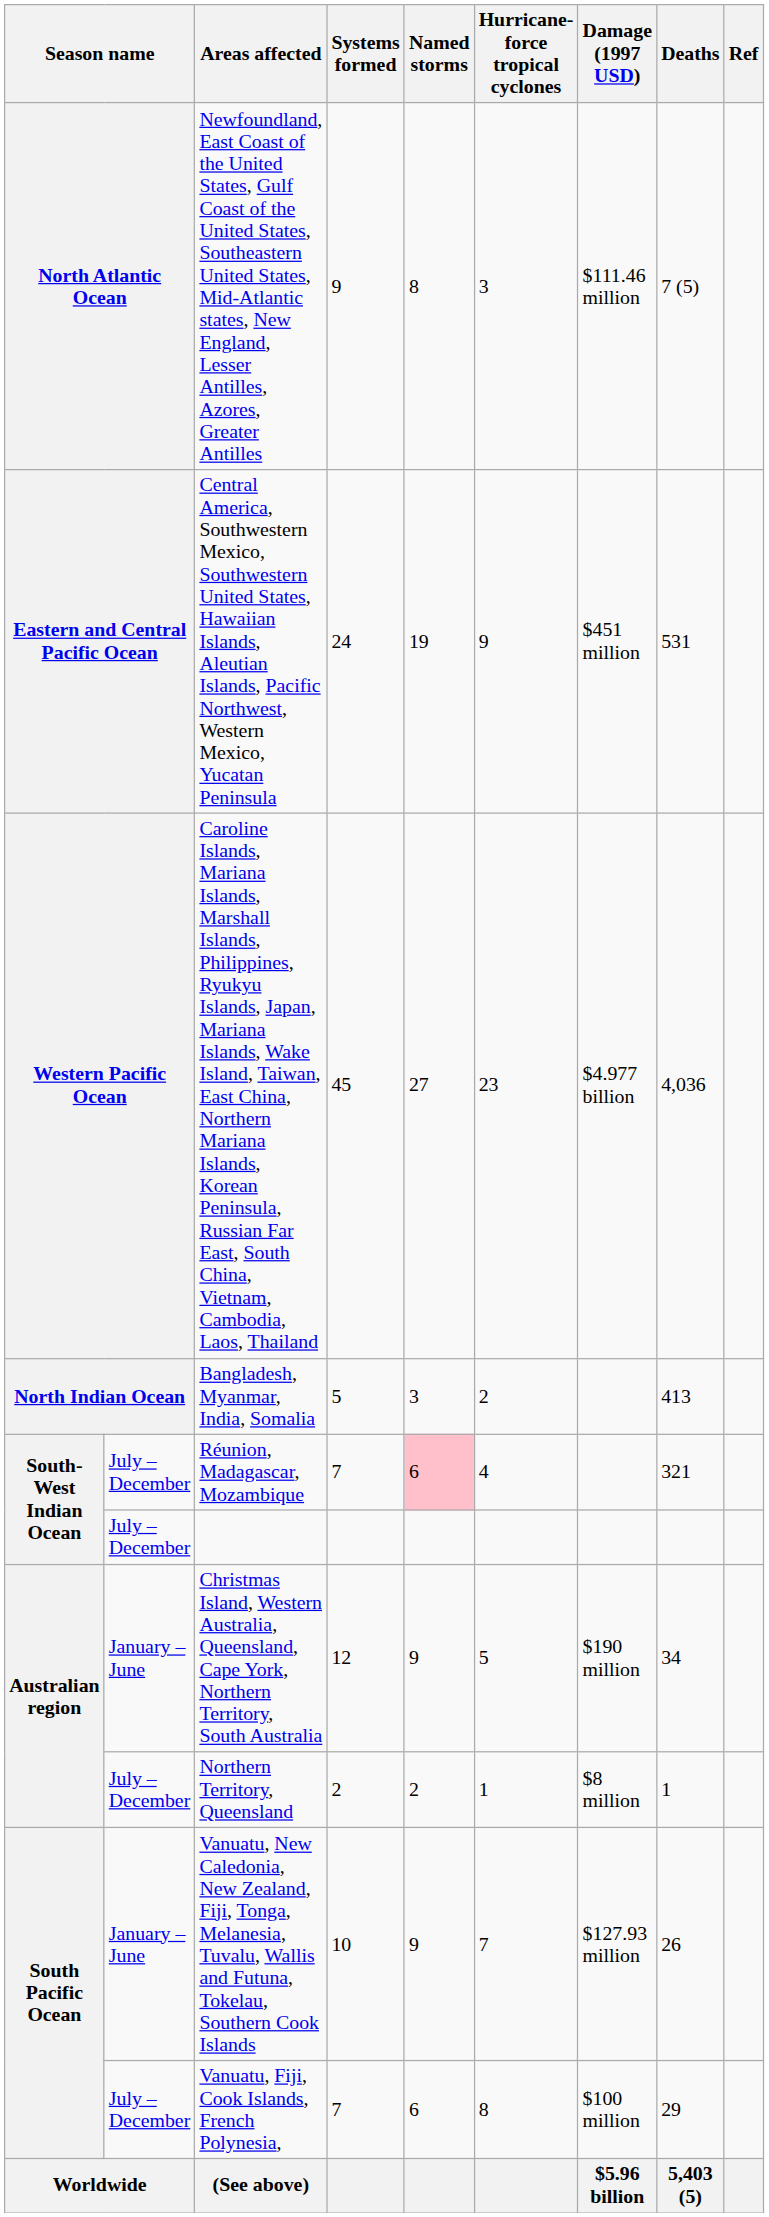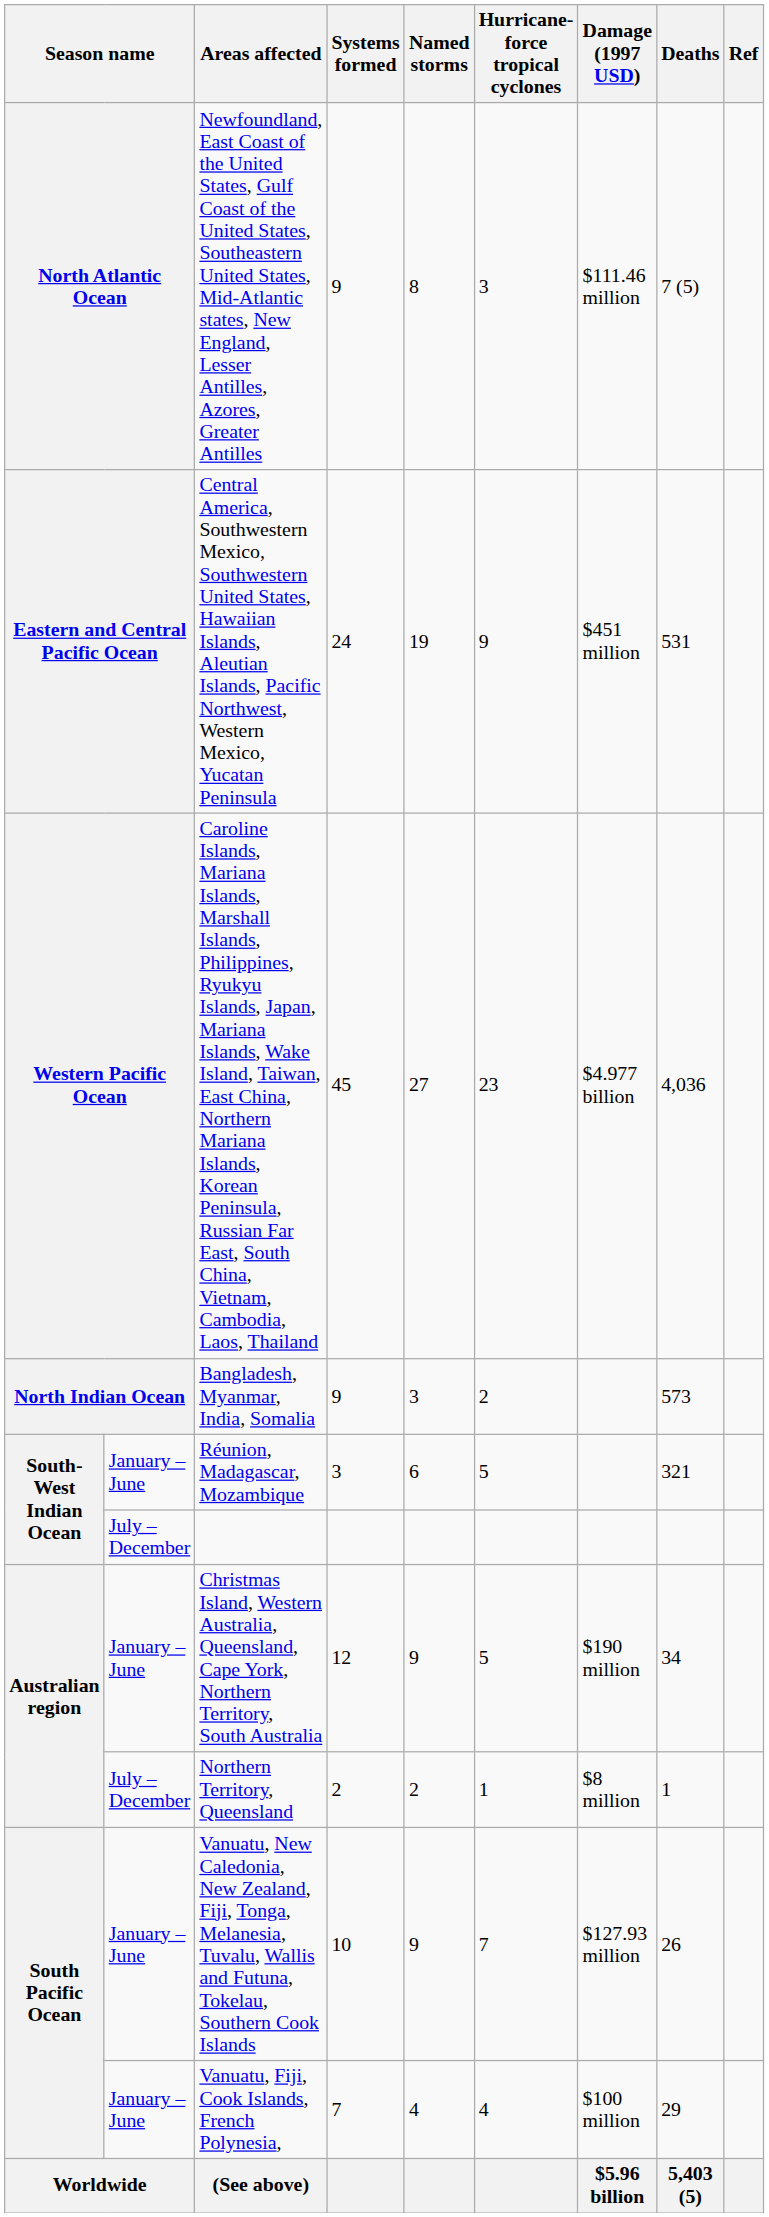(336, 1396) 5 -> (336, 1396) 9
(676, 1396) 413 -> (676, 1396) 573
(149, 1472) July – December -> (147, 1472) January – June
(336, 1472) 7 -> (336, 1472) 3
(414, 1472) pink background -> (414, 1472) no background
(484, 1472) 4 -> (484, 1472) 5
(149, 2109) July – December -> (147, 2109) January – June
(414, 2109) 6 -> (414, 2109) 4
(484, 2109) 8 -> (484, 2109) 4
